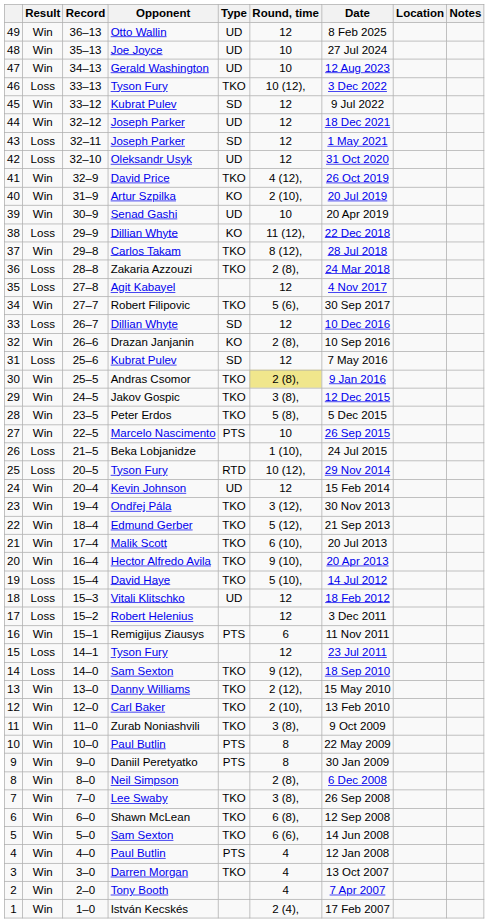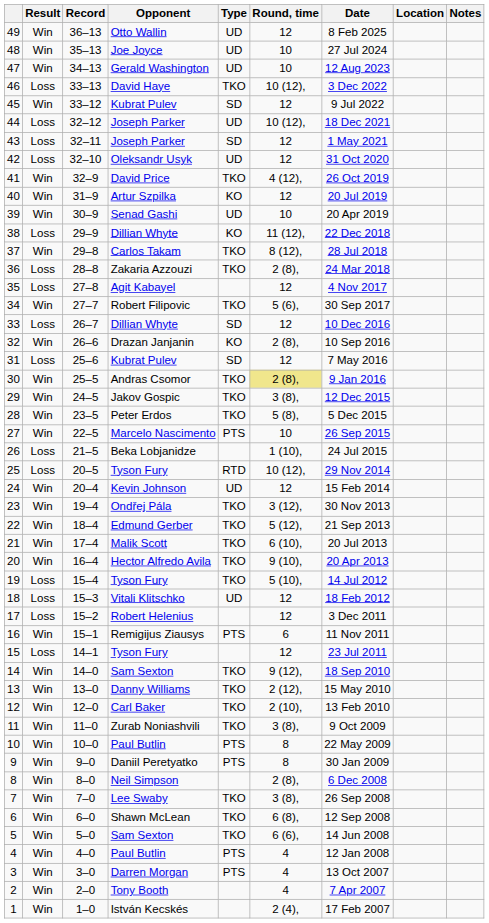(139, 86) Tyson Fury -> (140, 86) David Haye
(43, 123) Win -> (43, 123) Loss
(286, 123) 12 -> (286, 123) 10 (12),
(286, 196) 2 (10), -> (286, 196) 12
(140, 580) David Haye -> (139, 580) Tyson Fury
(43, 671) Loss -> (43, 671) Win
(234, 872) TKO -> (234, 872) PTS
